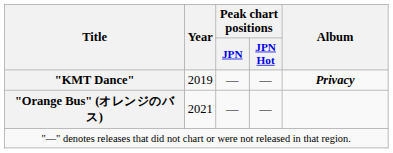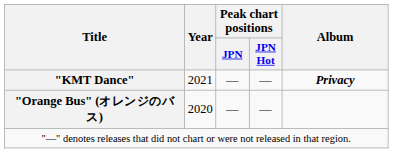(200, 80) 2019 -> (200, 80) 2021
(200, 109) 2021 -> (200, 109) 2020
